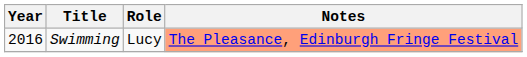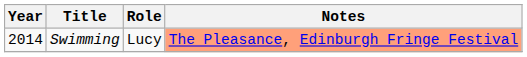(26, 40) 2016 -> (26, 40) 2014
